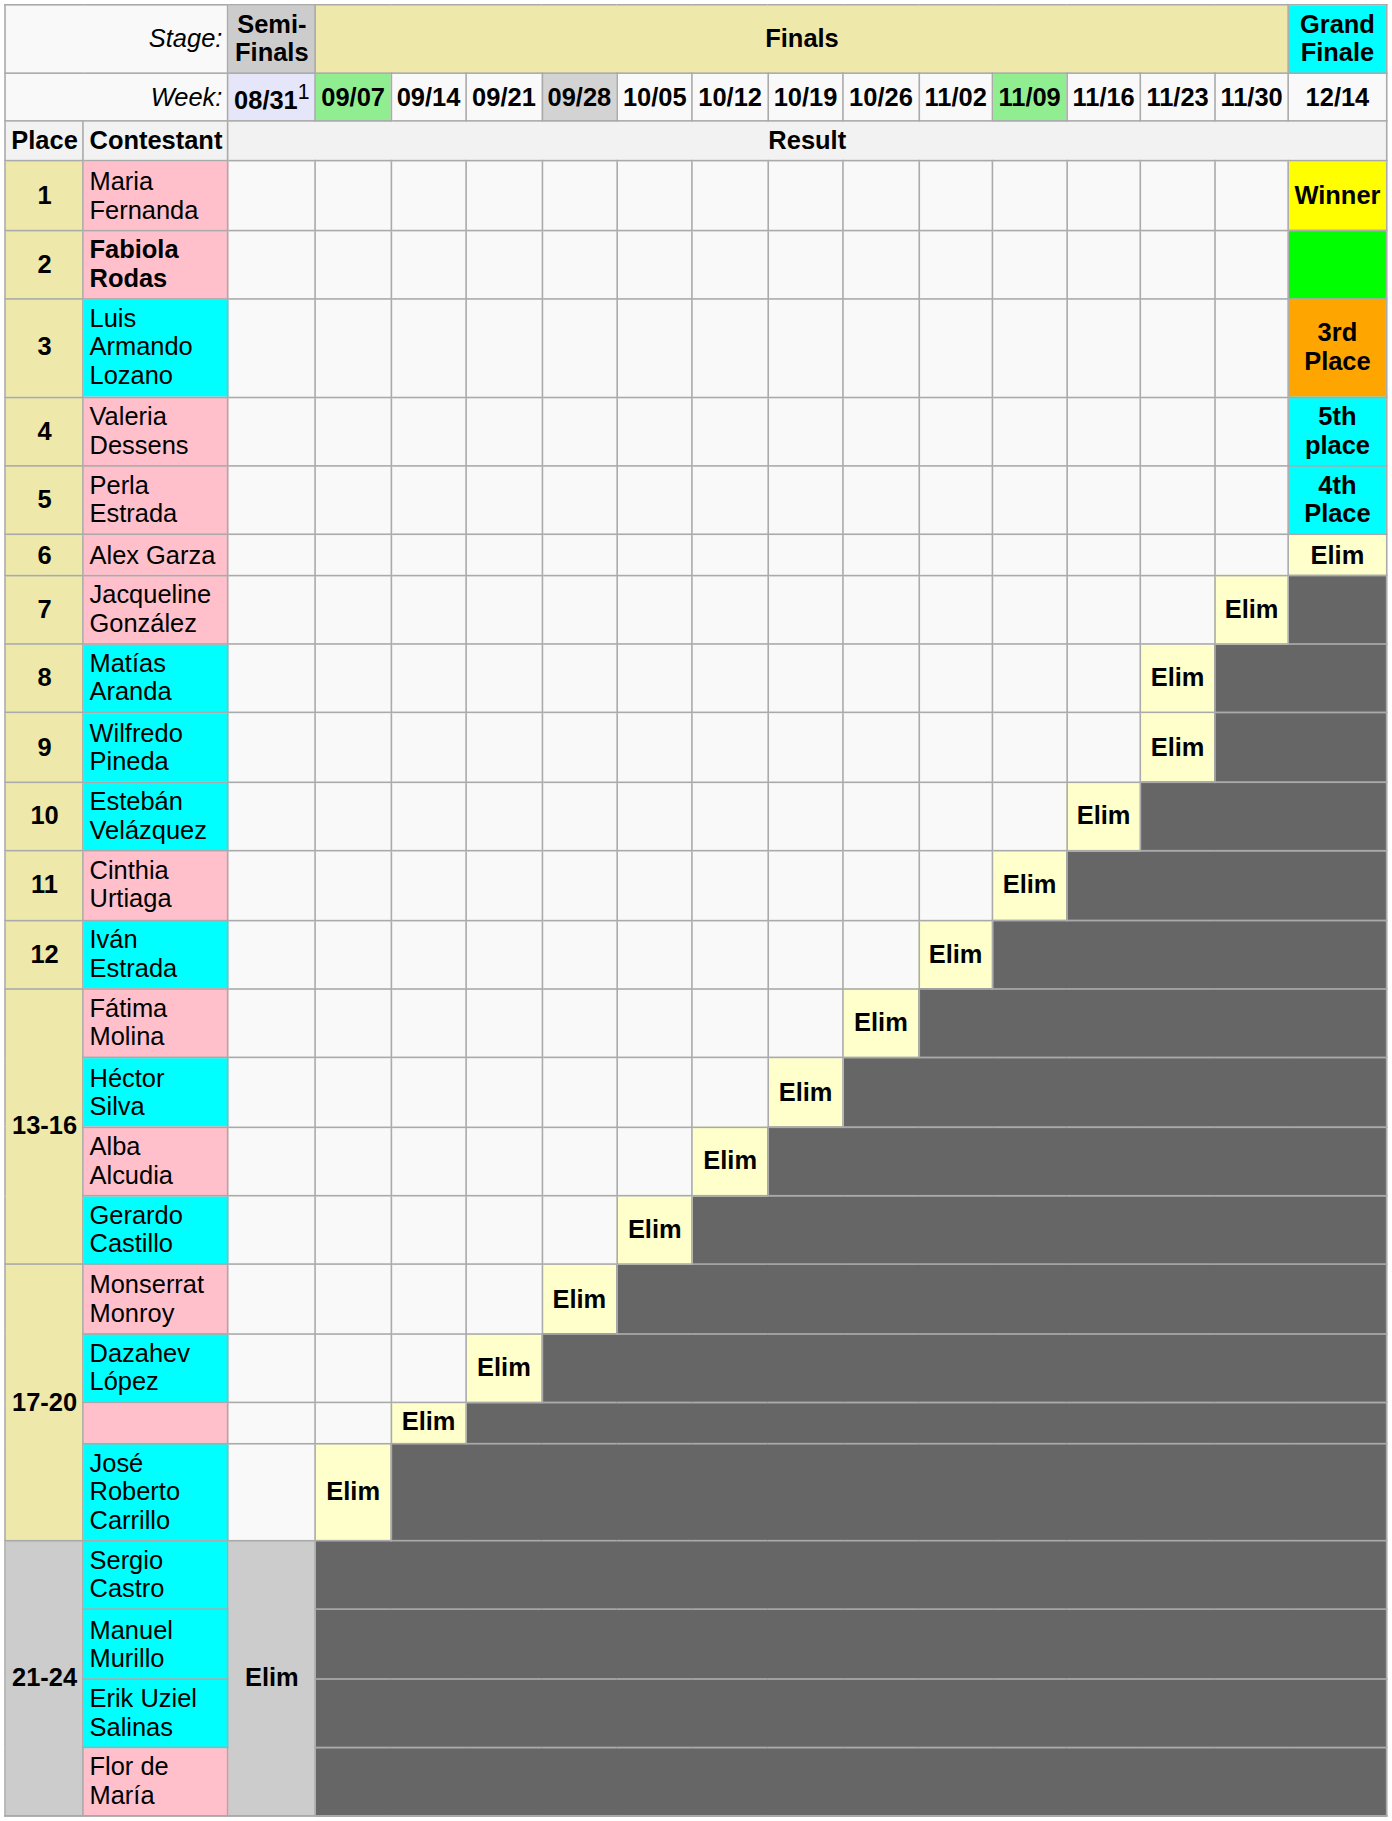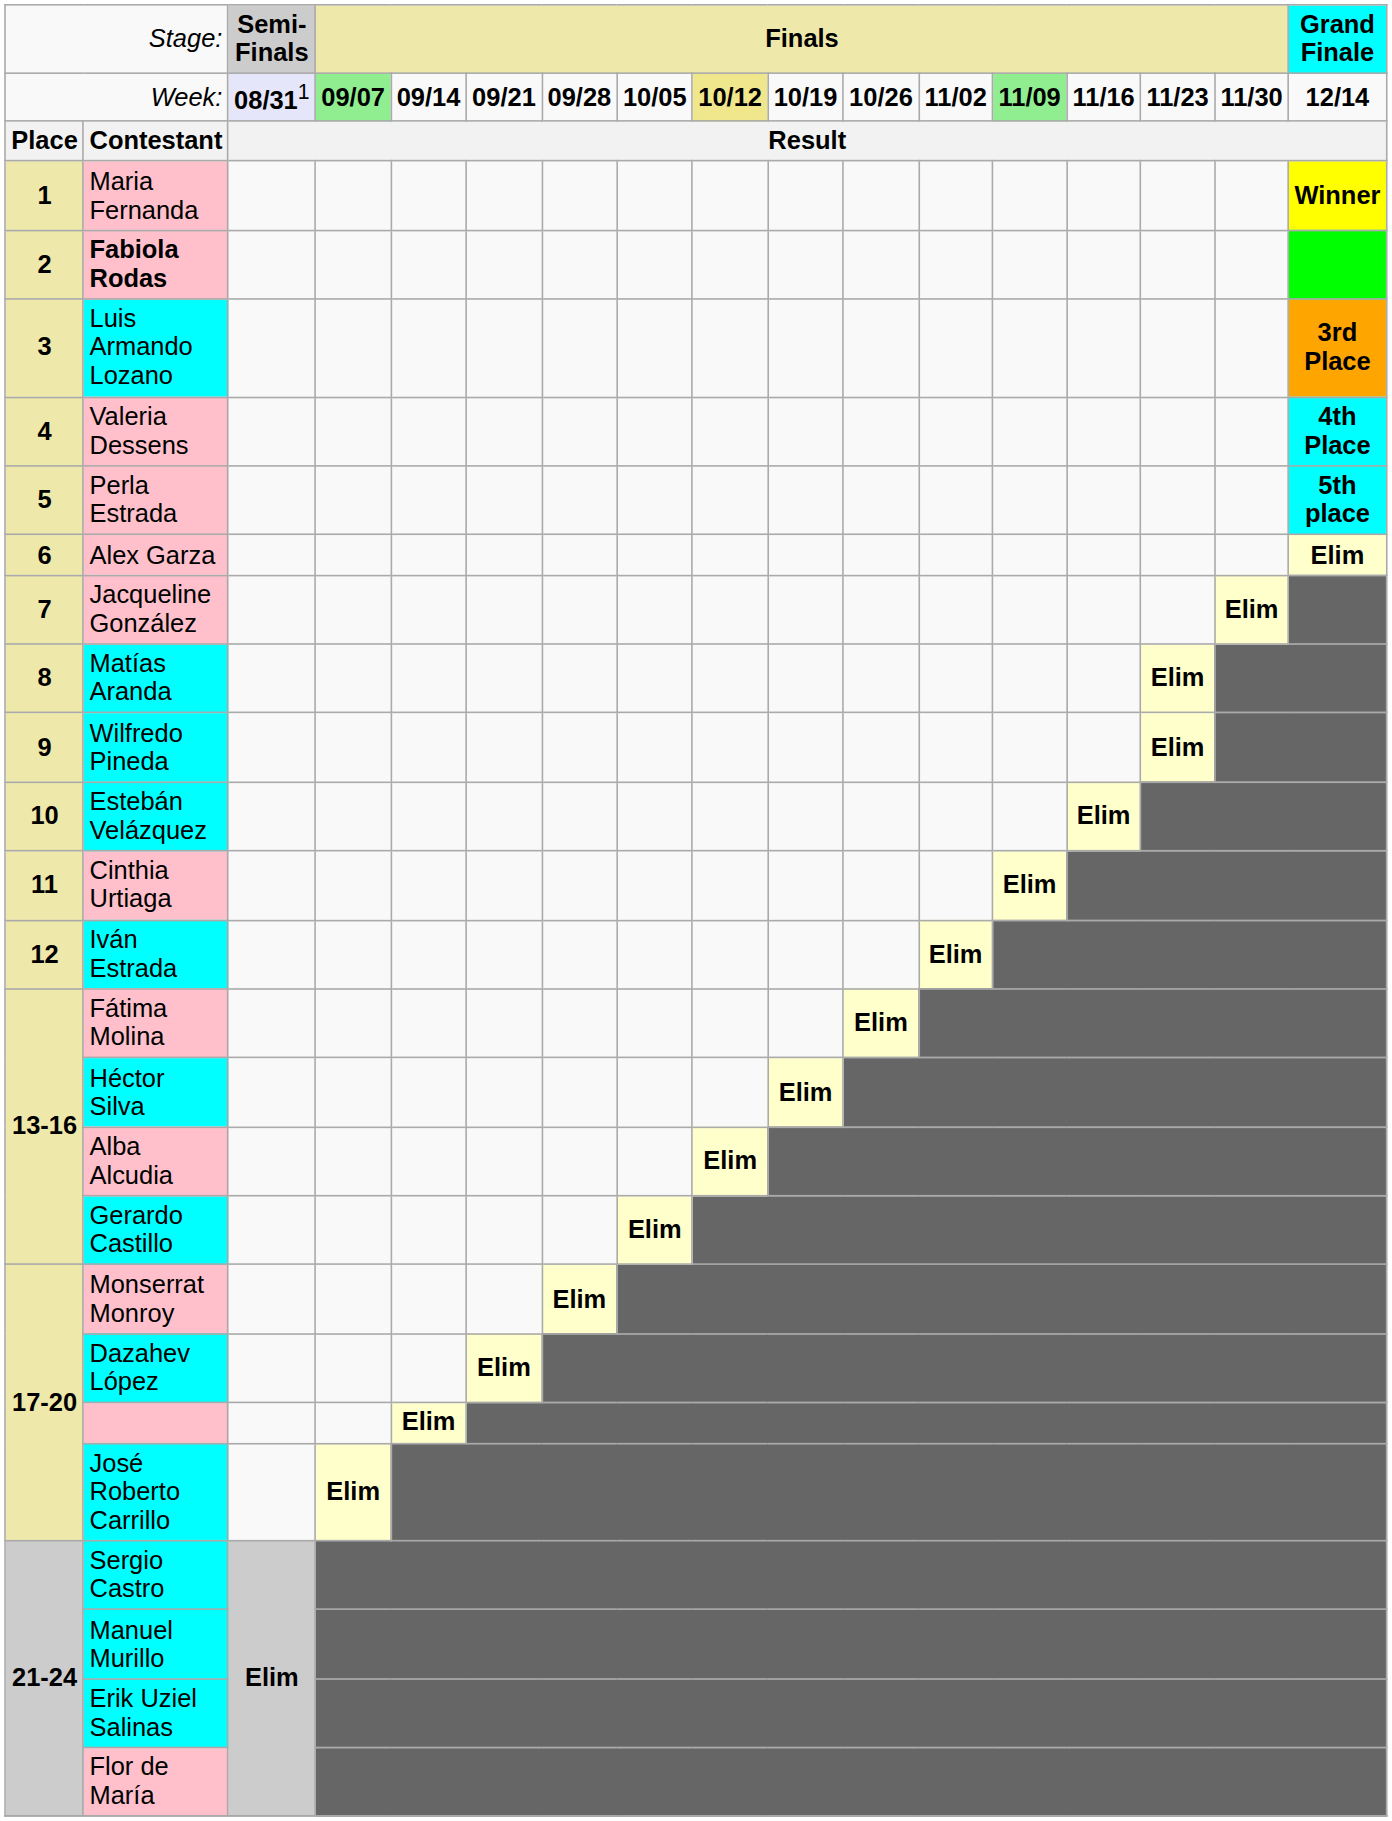(579, 97) lightgrey background -> (579, 97) no background
(730, 97) no background -> (730, 97) khaki background
(1337, 431) 5th place -> (1337, 431) 4th Place
(1337, 500) 4th Place -> (1337, 500) 5th place
